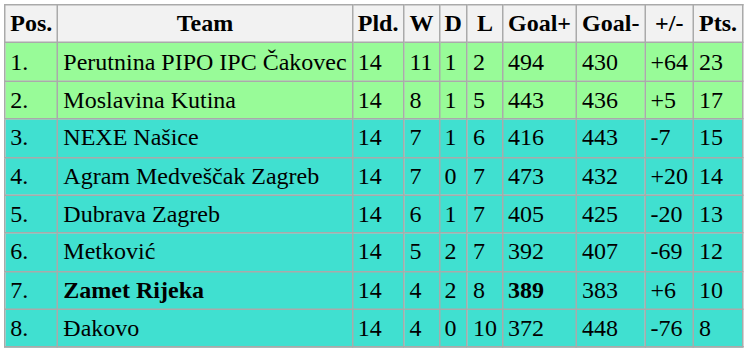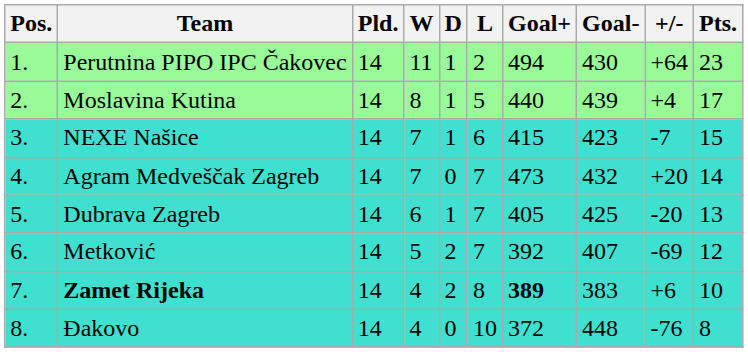(526, 99) 443 -> (526, 99) 440
(600, 99) 436 -> (600, 99) 439
(663, 99) +5 -> (663, 99) +4
(526, 137) 416 -> (526, 137) 415
(600, 137) 443 -> (600, 137) 423
